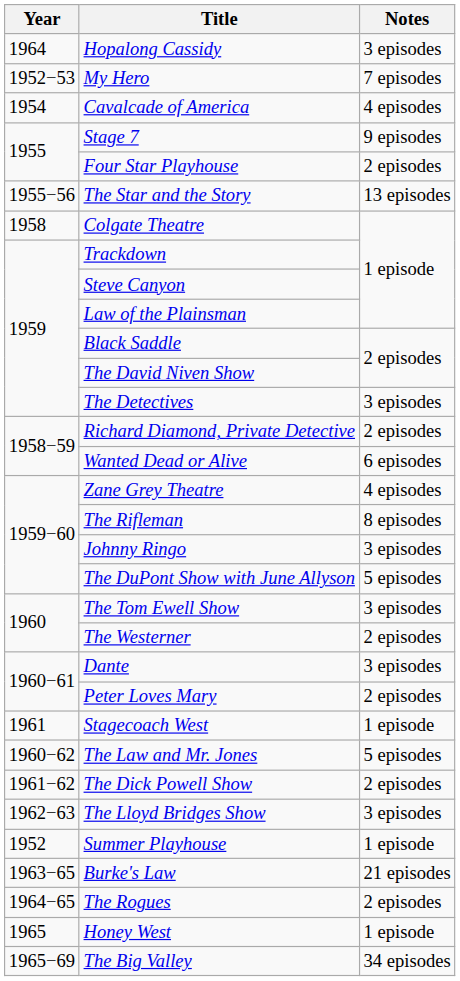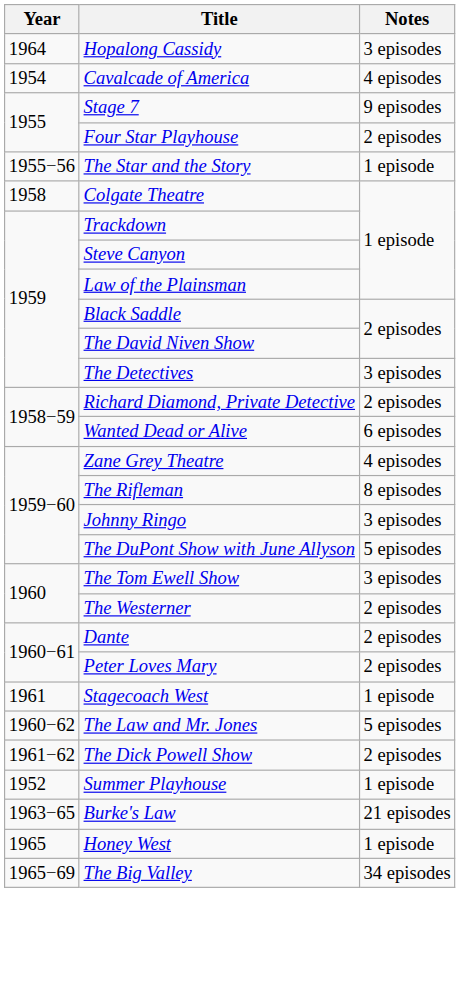- row: (116, 78)
(407, 195) 13 episodes -> (399, 166) 1 episode
(402, 666) 3 episodes -> (402, 637) 2 episodes
- row: (175, 813)
- row: (127, 902)
